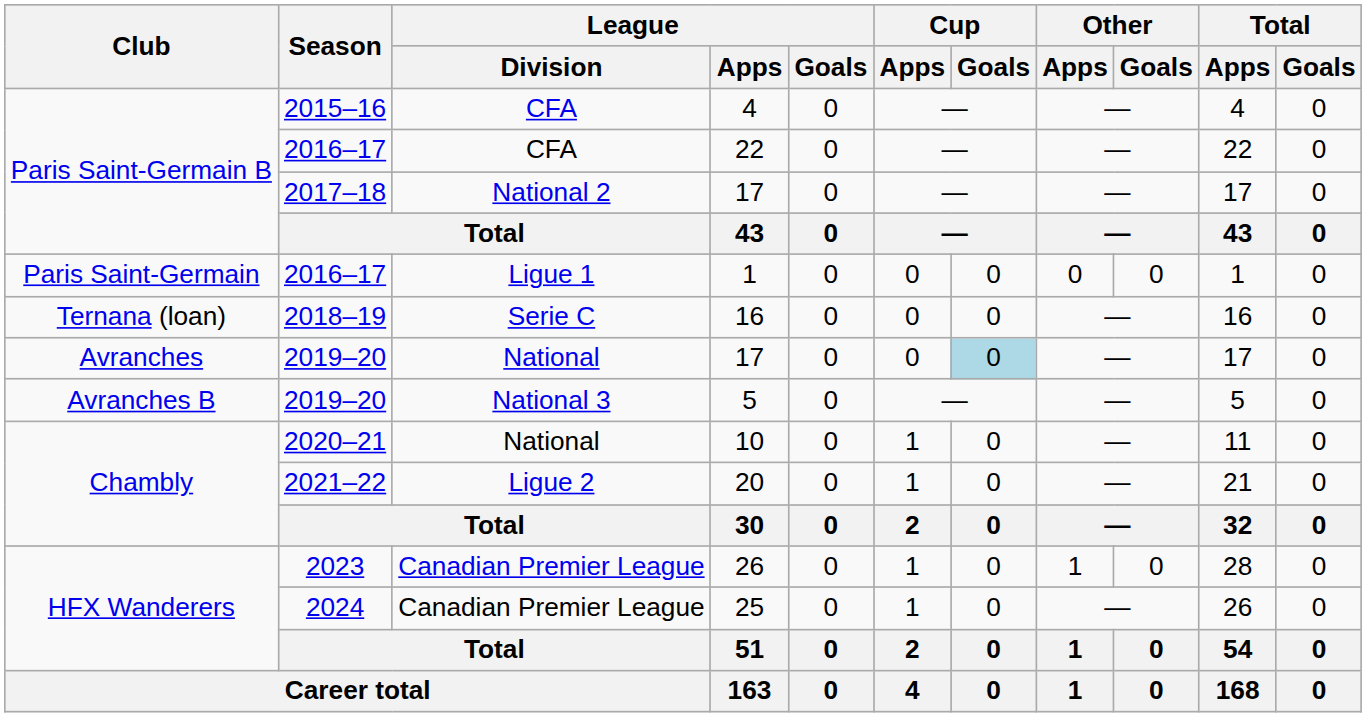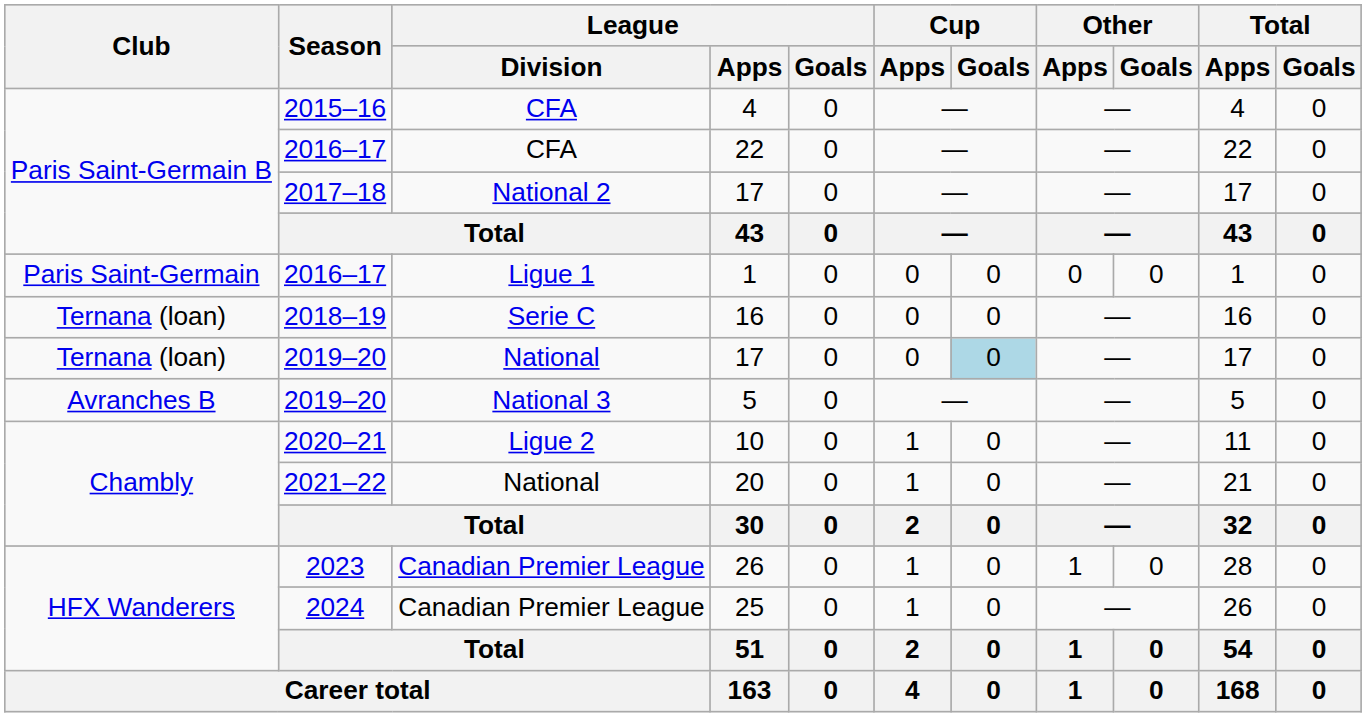(141, 358) Avranches -> (141, 358) Ternana (loan)
(551, 441) National -> (551, 441) Ligue 2
(551, 483) Ligue 2 -> (551, 483) National
